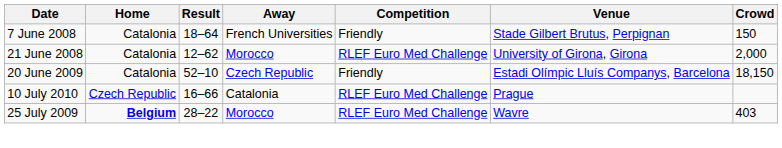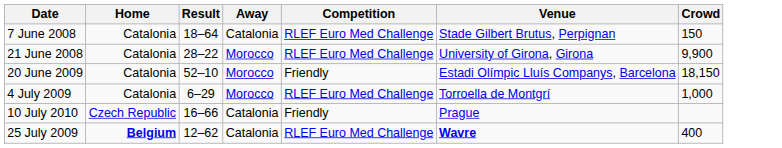(279, 34) French Universities -> (252, 34) Catalonia
(360, 34) Friendly -> (359, 34) RLEF Euro Med Challenge
(201, 53) 12–62 -> (201, 53) 28–22
(751, 53) 2,000 -> (697, 53) 9,900
(269, 73) Czech Republic -> (250, 73) Morocco
+ row: (39, 93)
(413, 93) RLEF Euro Med Challenge -> (306, 113) Friendly
(201, 113) 28–22 -> (201, 133) 12–62
(250, 113) Morocco -> (252, 133) Catalonia
(511, 113) normal -> (458, 133) bold
(746, 113) 403 -> (692, 133) 400
